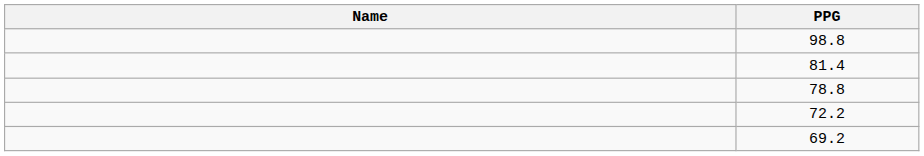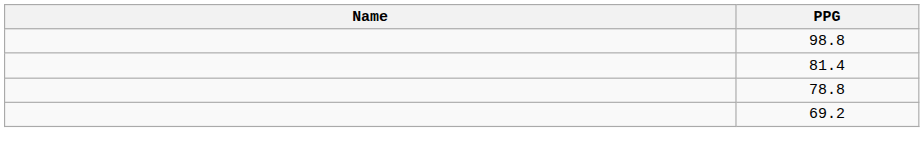- row: (827, 114)
